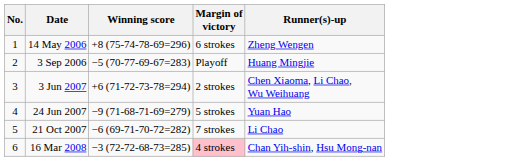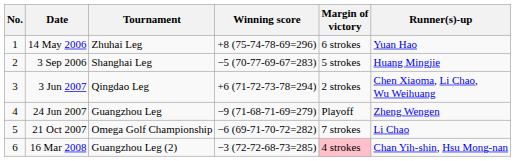+ column: (152, 20)
(281, 44) Zheng Wengen -> (395, 44) Yuan Hao
(211, 62) Playoff -> (341, 62) 5 strokes
(215, 111) 5 strokes -> (337, 111) Playoff
(269, 111) Yuan Hao -> (407, 111) Zheng Wengen
